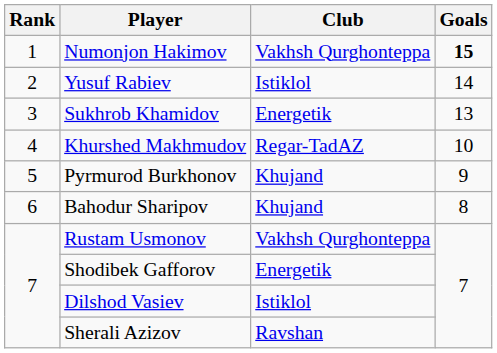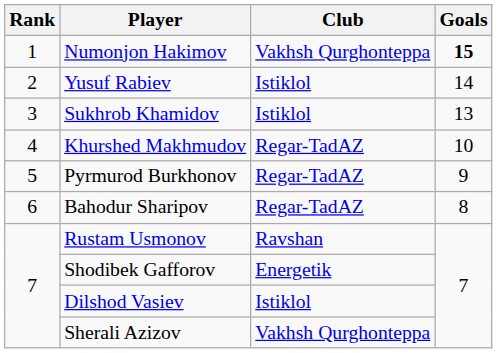(293, 113) Energetik -> (283, 113) Istiklol
(289, 176) Khujand -> (310, 176) Regar-TadAZ
(289, 207) Khujand -> (310, 207) Regar-TadAZ
(343, 238) Vakhsh Qurghonteppa -> (289, 238) Ravshan
(289, 332) Ravshan -> (343, 332) Vakhsh Qurghonteppa
